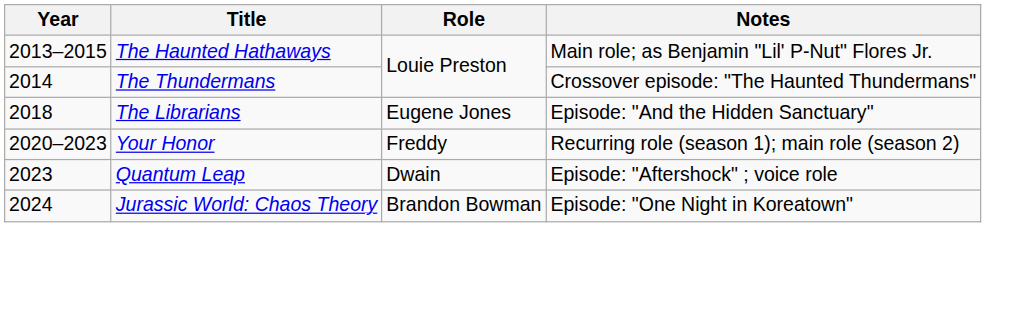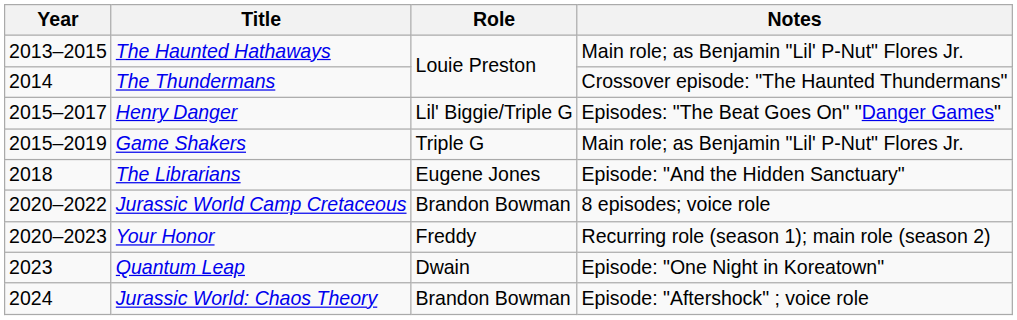+ row: (177, 112)
+ row: (181, 143)
+ row: (261, 205)
(694, 174) Episode: "Aftershock" ; voice role -> (733, 267) Episode: "One Night in Koreatown"
(702, 205) Episode: "One Night in Koreatown" -> (725, 298) Episode: "Aftershock" ; voice role
